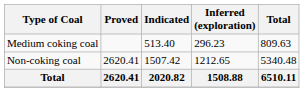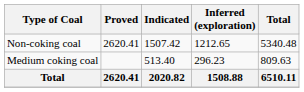rows swapped: (53, 43) <-> (44, 60)
